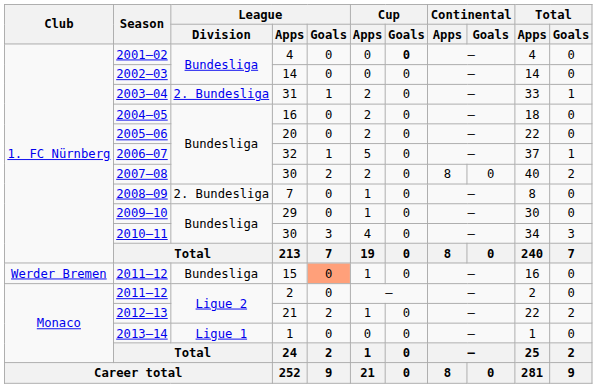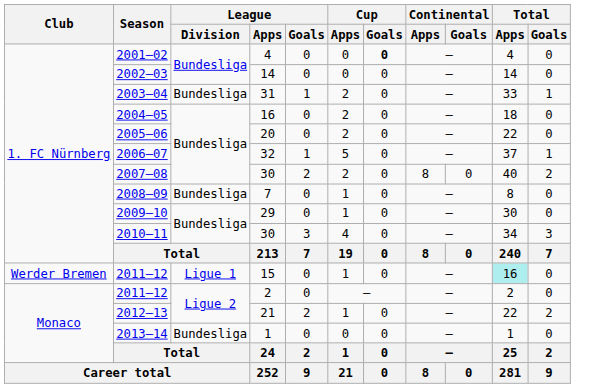(221, 94) 2. Bundesliga -> (210, 94) Bundesliga
(221, 194) 2. Bundesliga -> (210, 194) Bundesliga
(221, 273) Bundesliga -> (210, 273) Ligue 1
(329, 273) lightsalmon background -> (307, 273) no background
(532, 273) no background -> (510, 273) paleturquoise background
(221, 333) Ligue 1 -> (210, 333) Bundesliga
